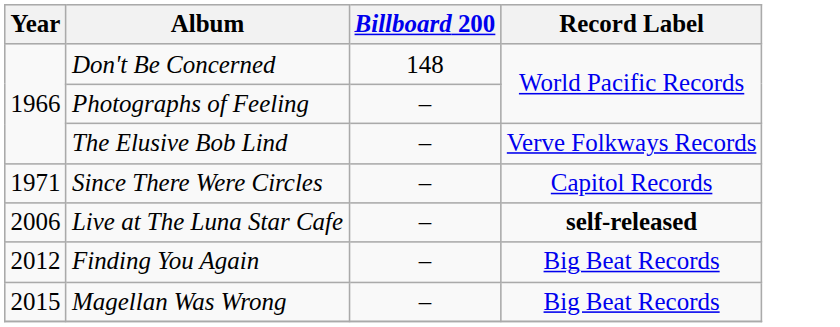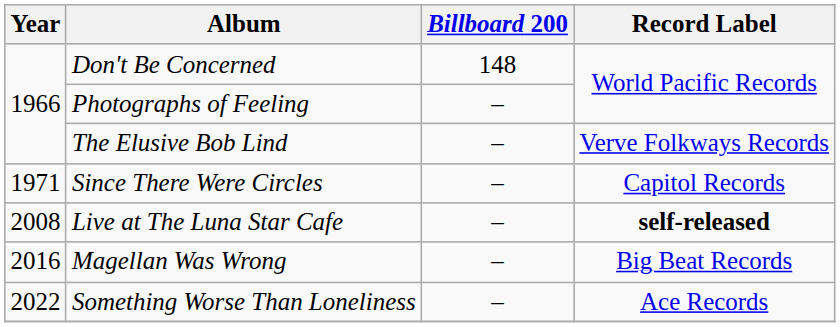(35, 222) 2006 -> (35, 222) 2008
- row: (166, 261)
(35, 301) 2015 -> (35, 261) 2016
+ row: (244, 301)
